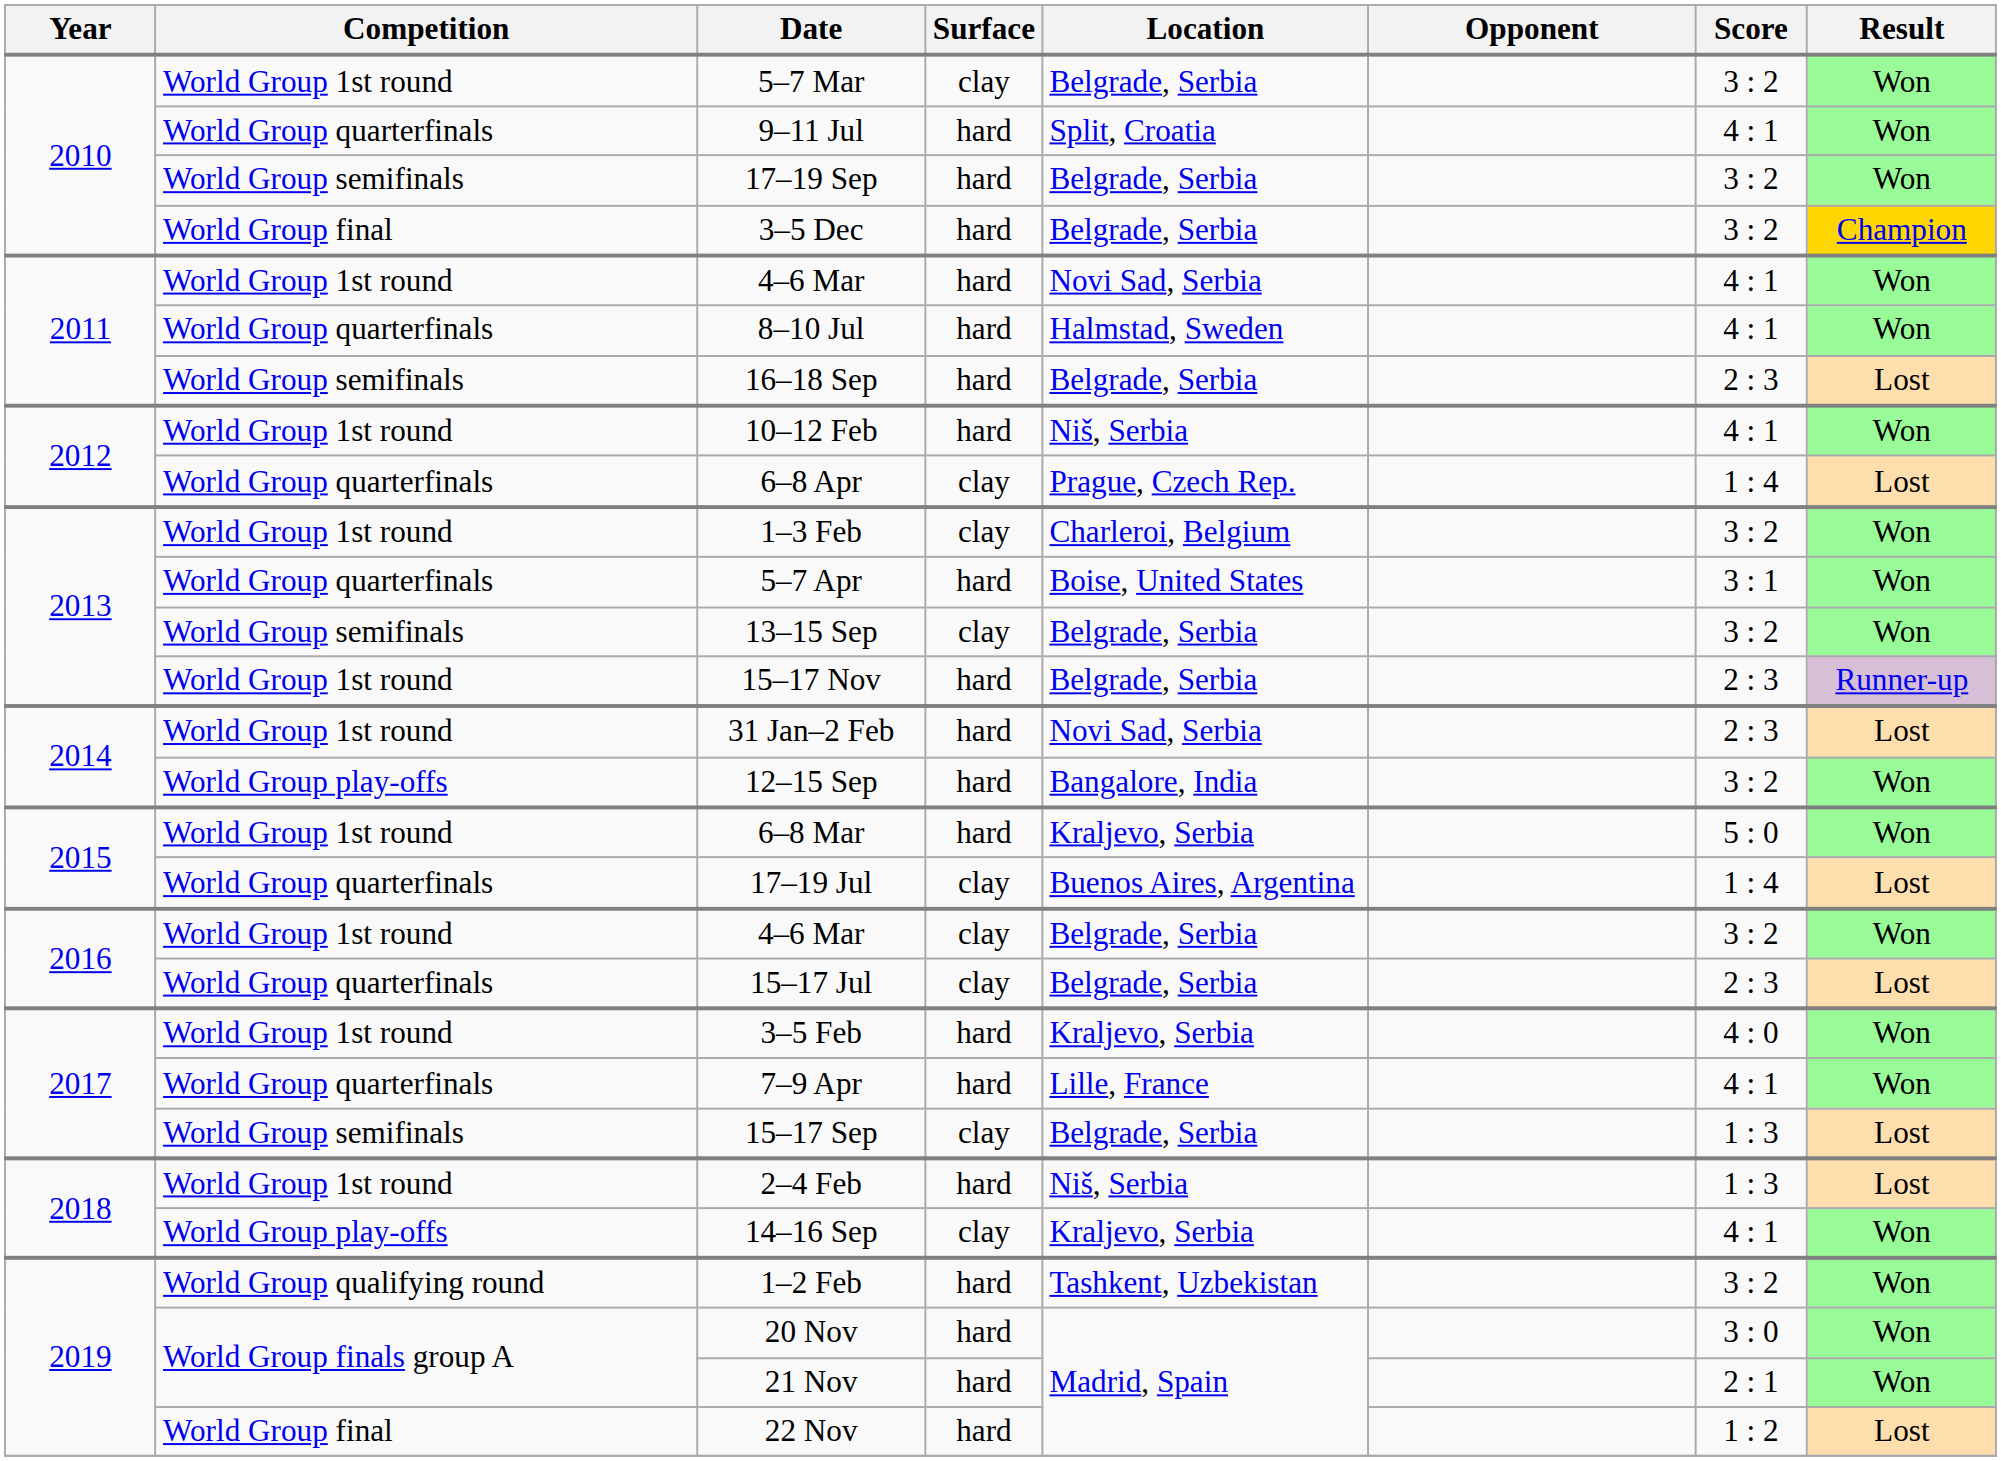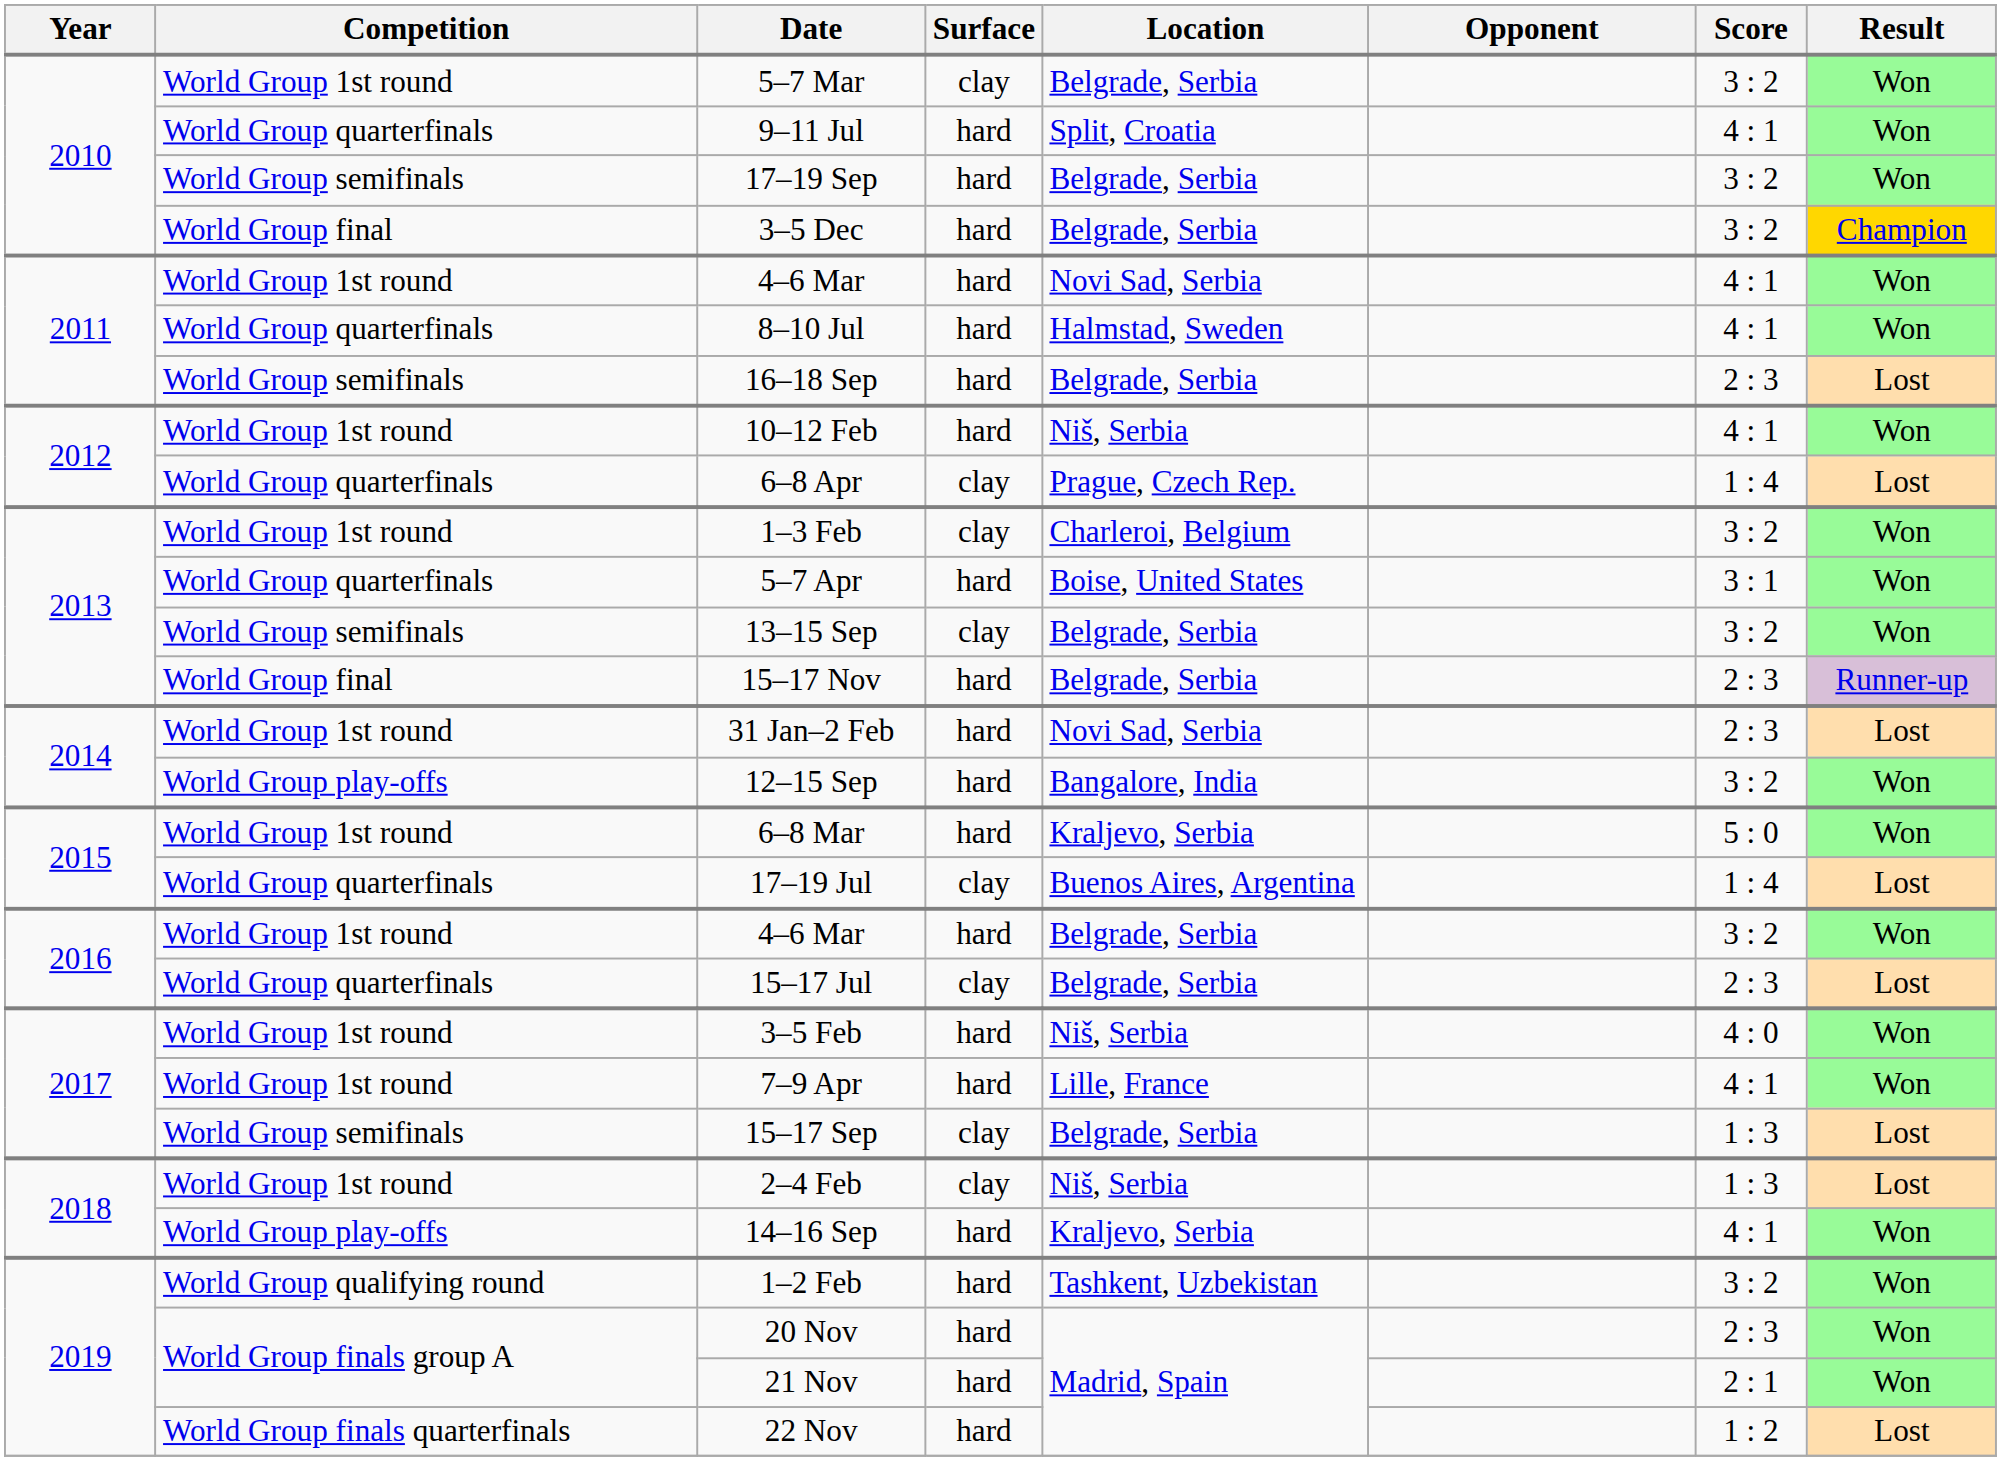(308, 680) World Group 1st round -> (278, 680) World Group final
(984, 933) clay -> (984, 933) hard
(1152, 1033) Kraljevo, Serbia -> (1119, 1033) Niš, Serbia
(328, 1082) World Group quarterfinals -> (308, 1082) World Group 1st round
(984, 1182) hard -> (984, 1182) clay
(984, 1232) clay -> (984, 1232) hard
(1751, 1332) 3 : 0 -> (1751, 1332) 2 : 3
(278, 1431) World Group final -> (367, 1431) World Group finals quarterfinals
